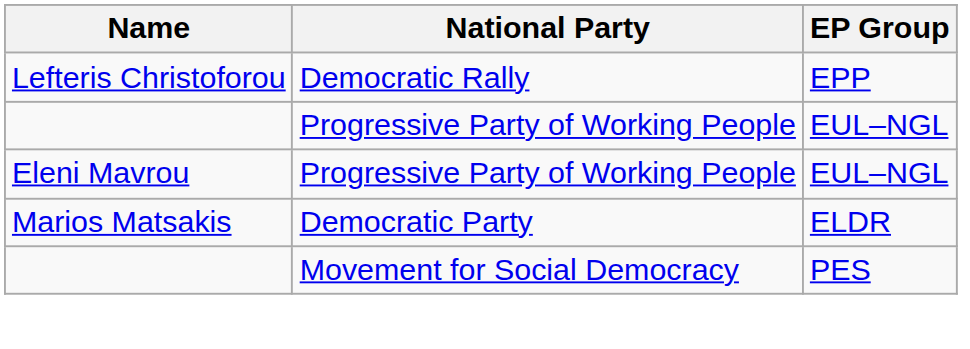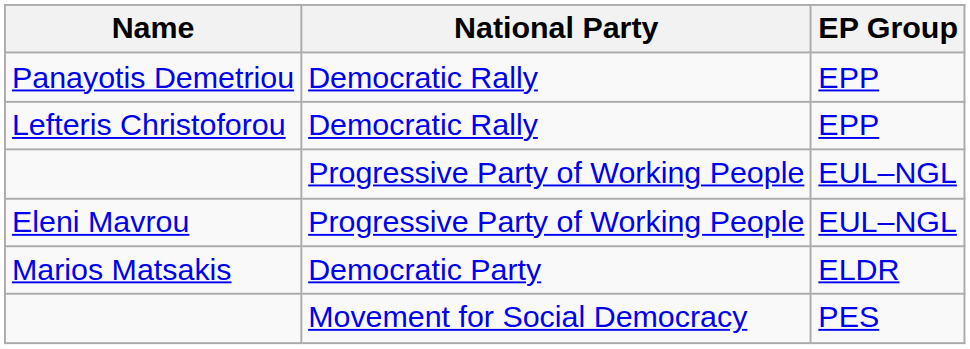+ row: (153, 76)
